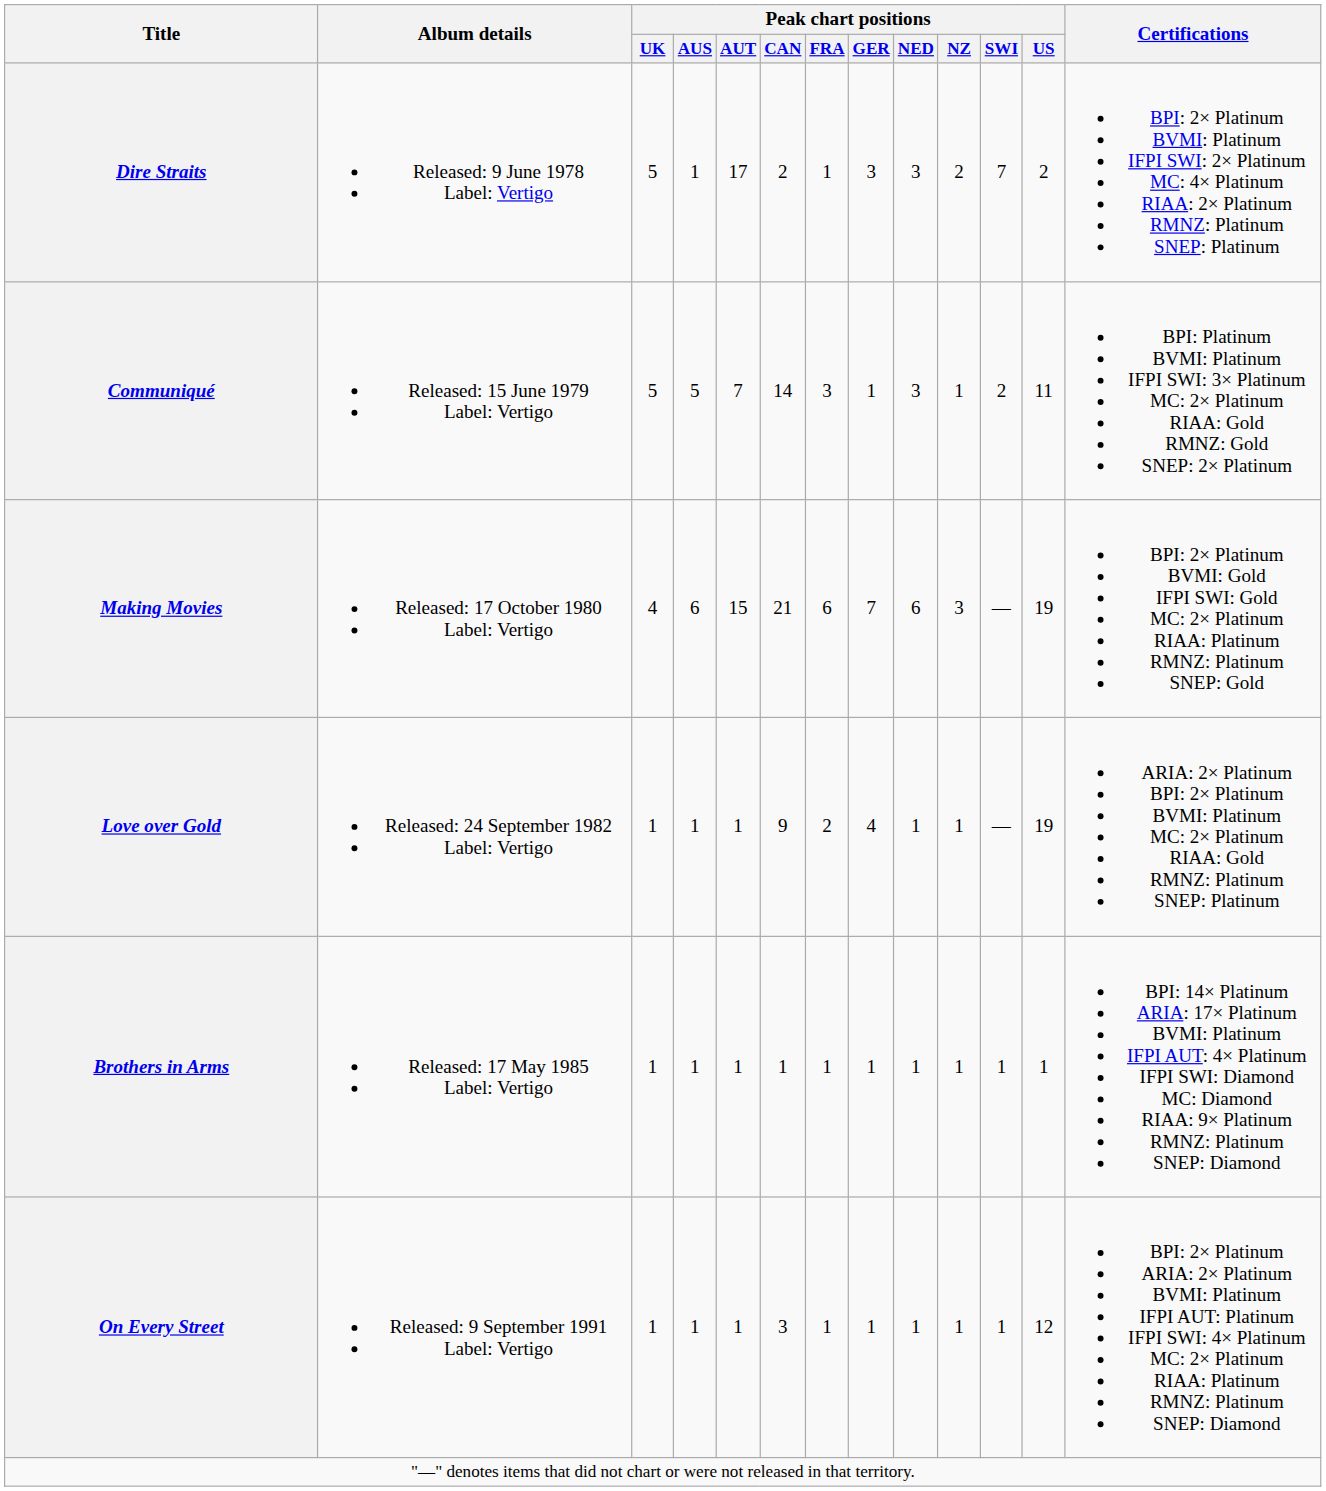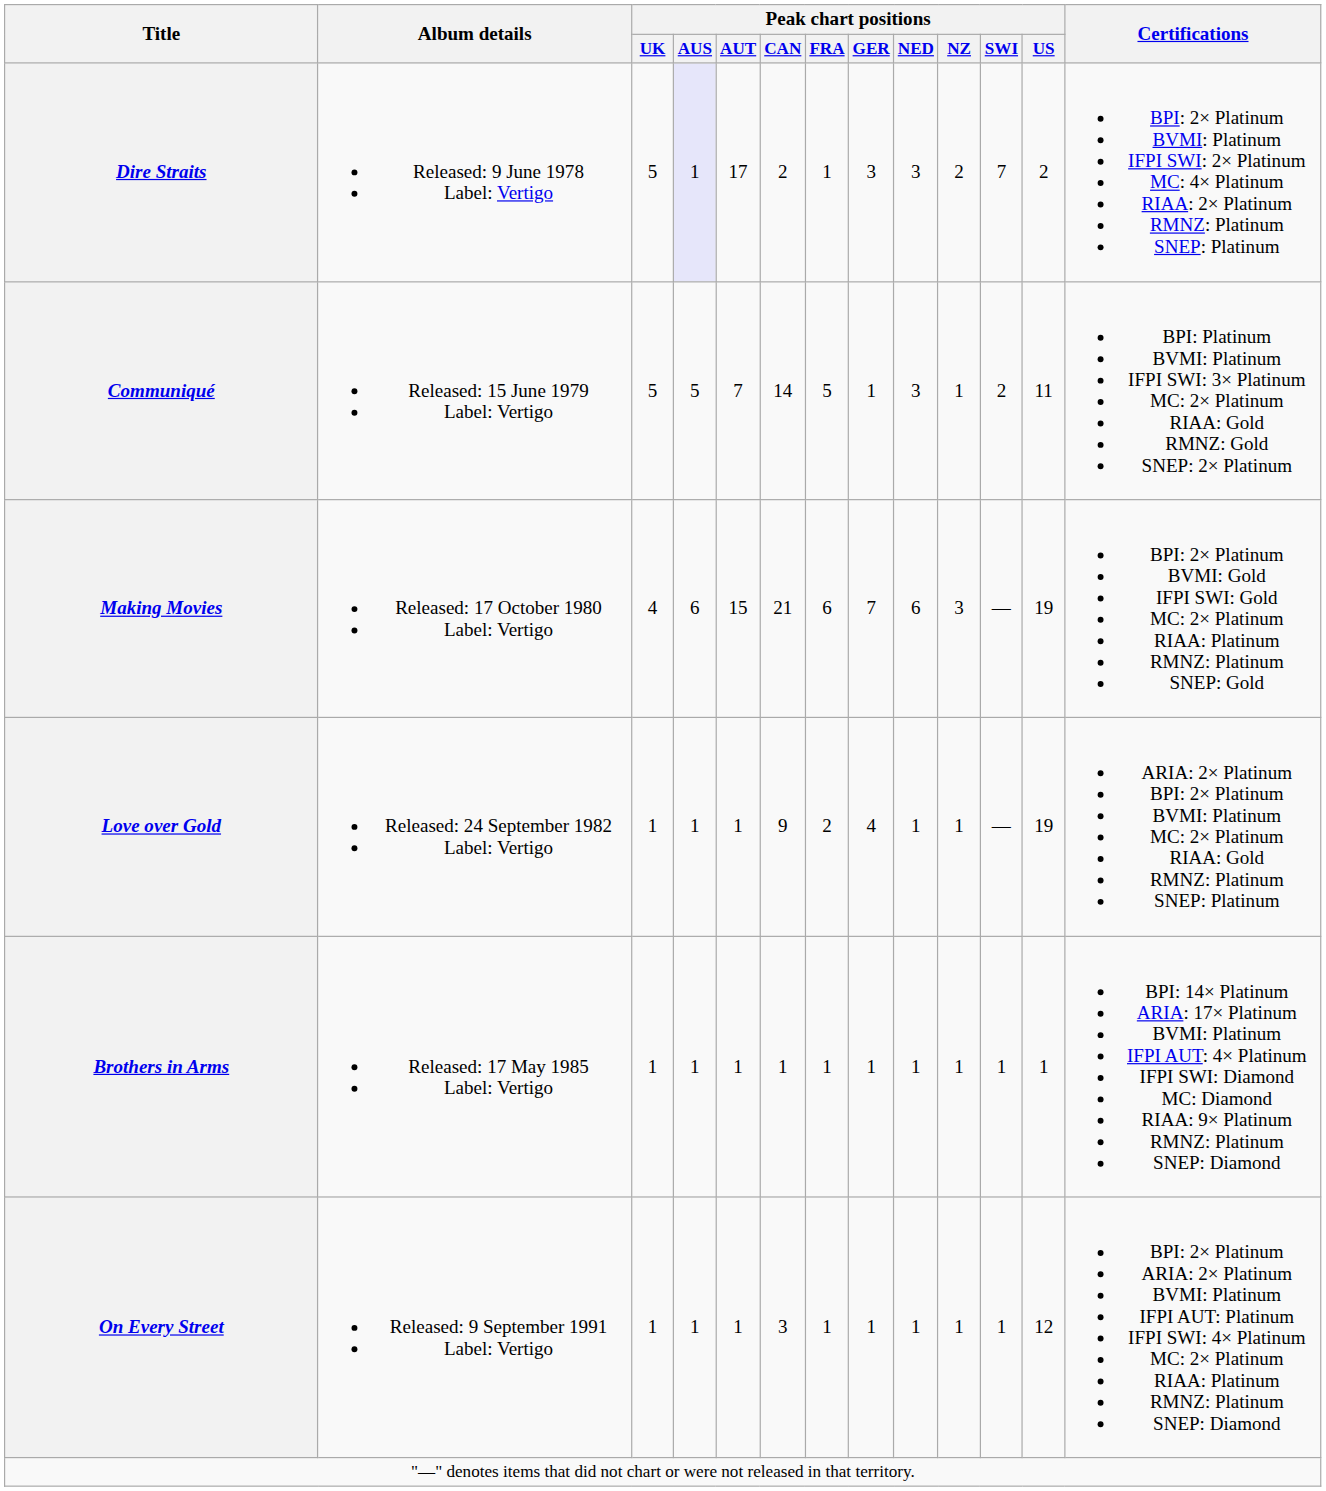(695, 172) no background -> (695, 172) lavender background
(827, 390) 3 -> (827, 390) 5
